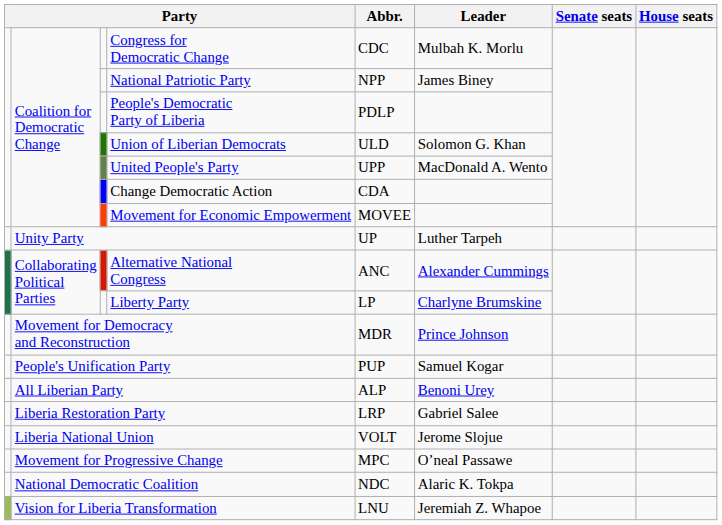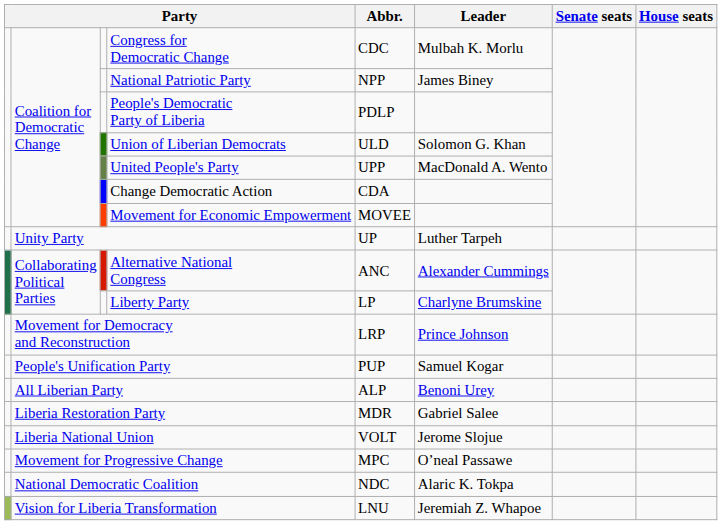(375, 334) MDR -> (372, 334) LRP
(372, 413) LRP -> (375, 413) MDR
